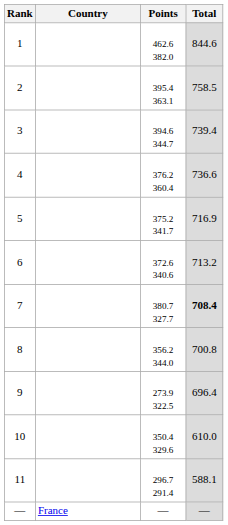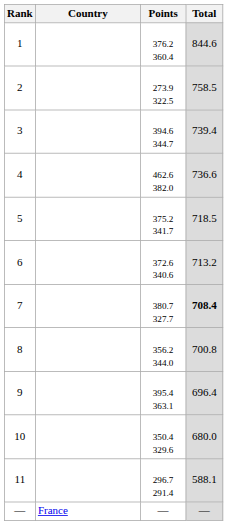(163, 50) 462.6 382.0 -> (163, 50) 376.2 360.4
(163, 94) 395.4 363.1 -> (163, 94) 273.9 322.5
(163, 181) 376.2 360.4 -> (163, 181) 462.6 382.0
(204, 218) 716.9 -> (204, 218) 718.5
(163, 399) 273.9 322.5 -> (163, 399) 395.4 363.1
(204, 436) 610.0 -> (204, 436) 680.0
